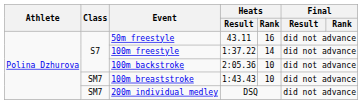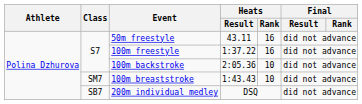(270, 52) 14 -> (270, 52) 16
(95, 92) SM7 -> (95, 92) SB7
